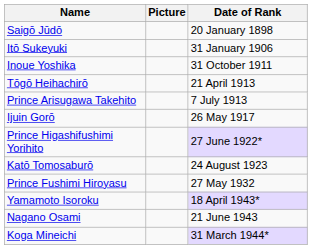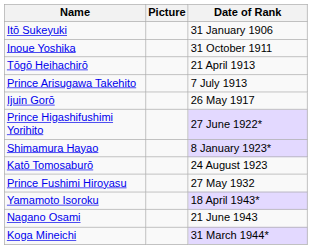- row: (35, 30)
+ row: (53, 148)
